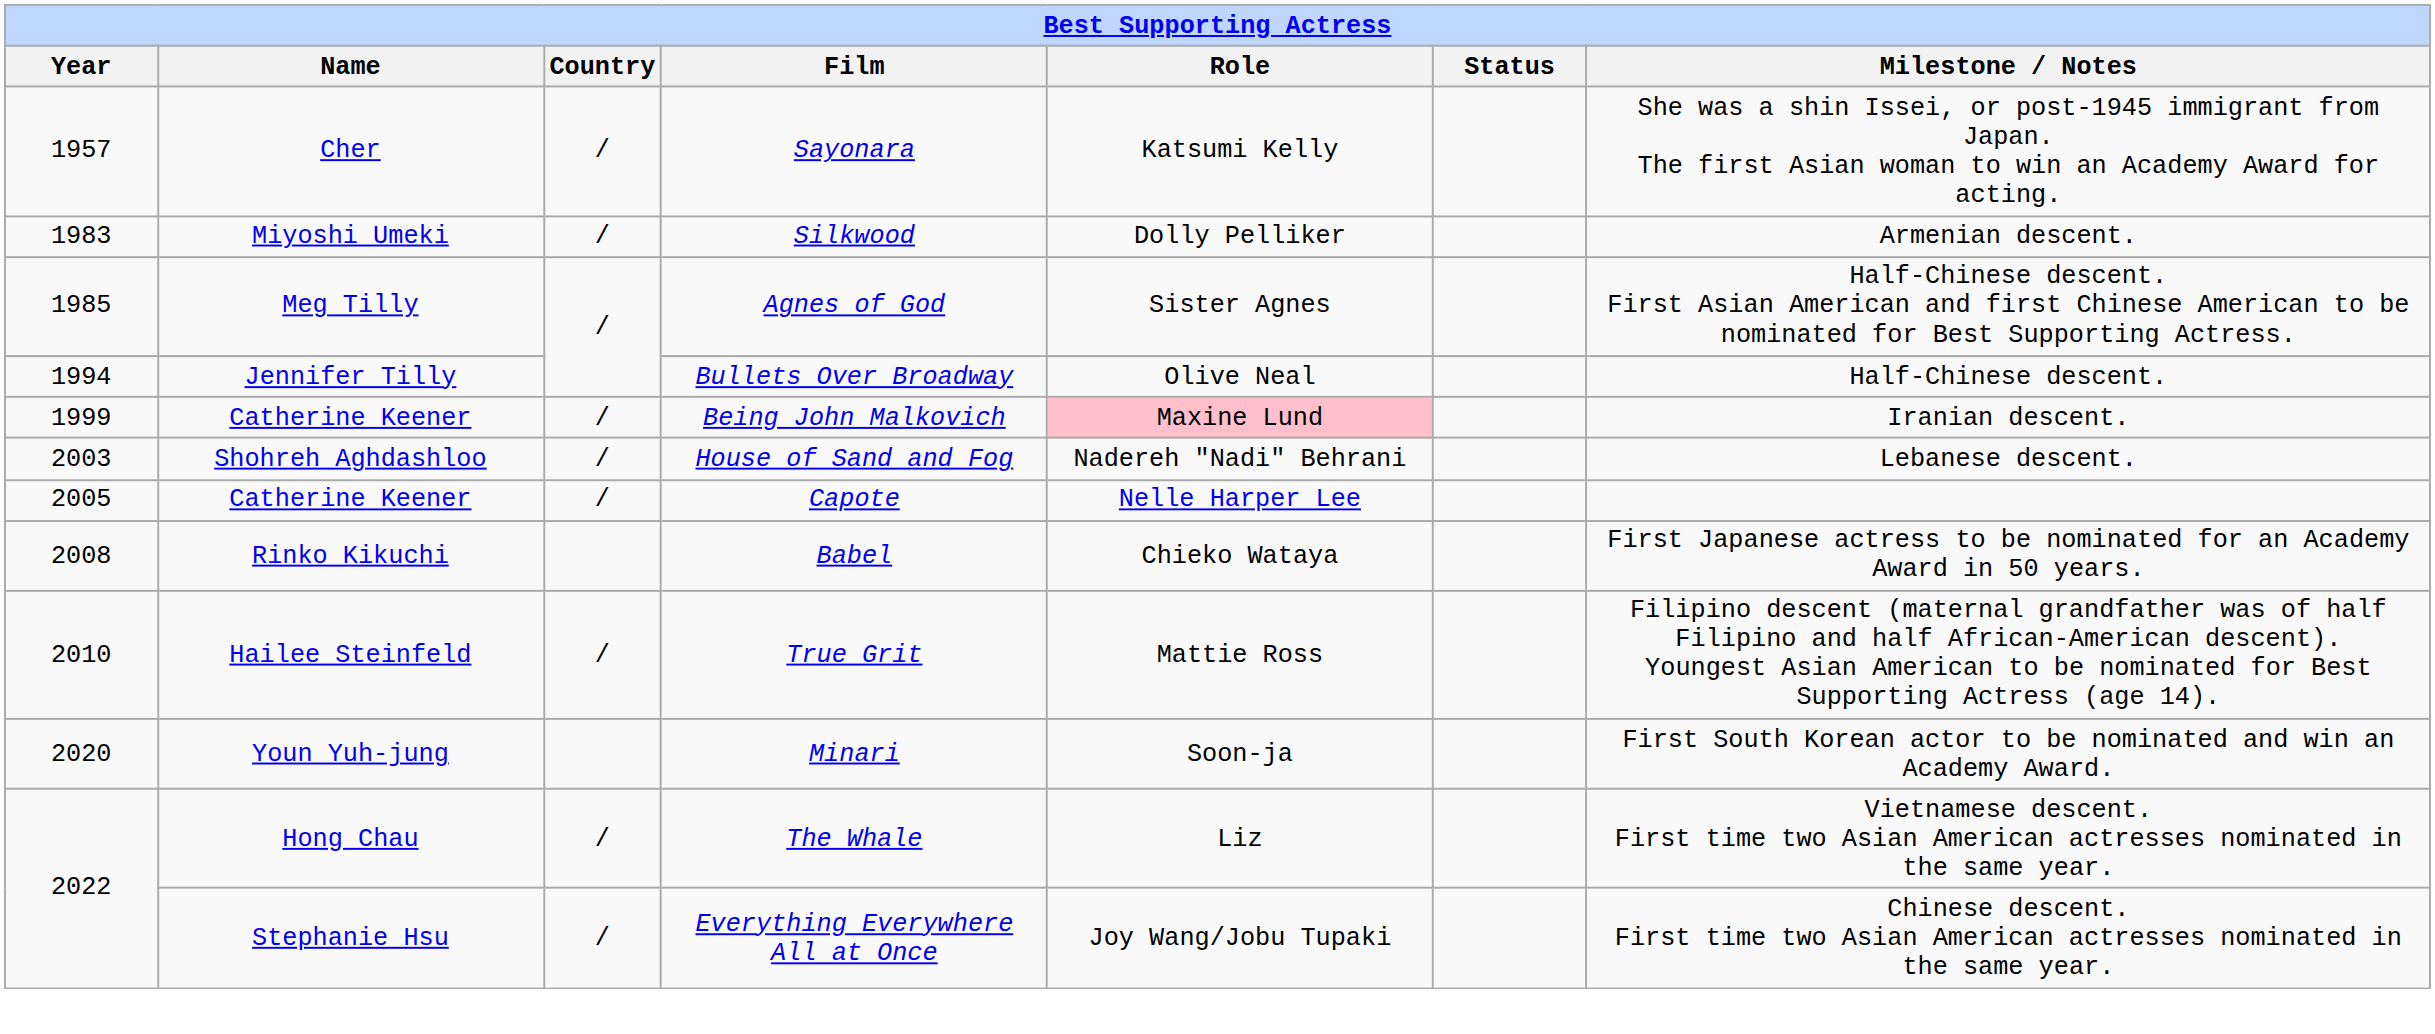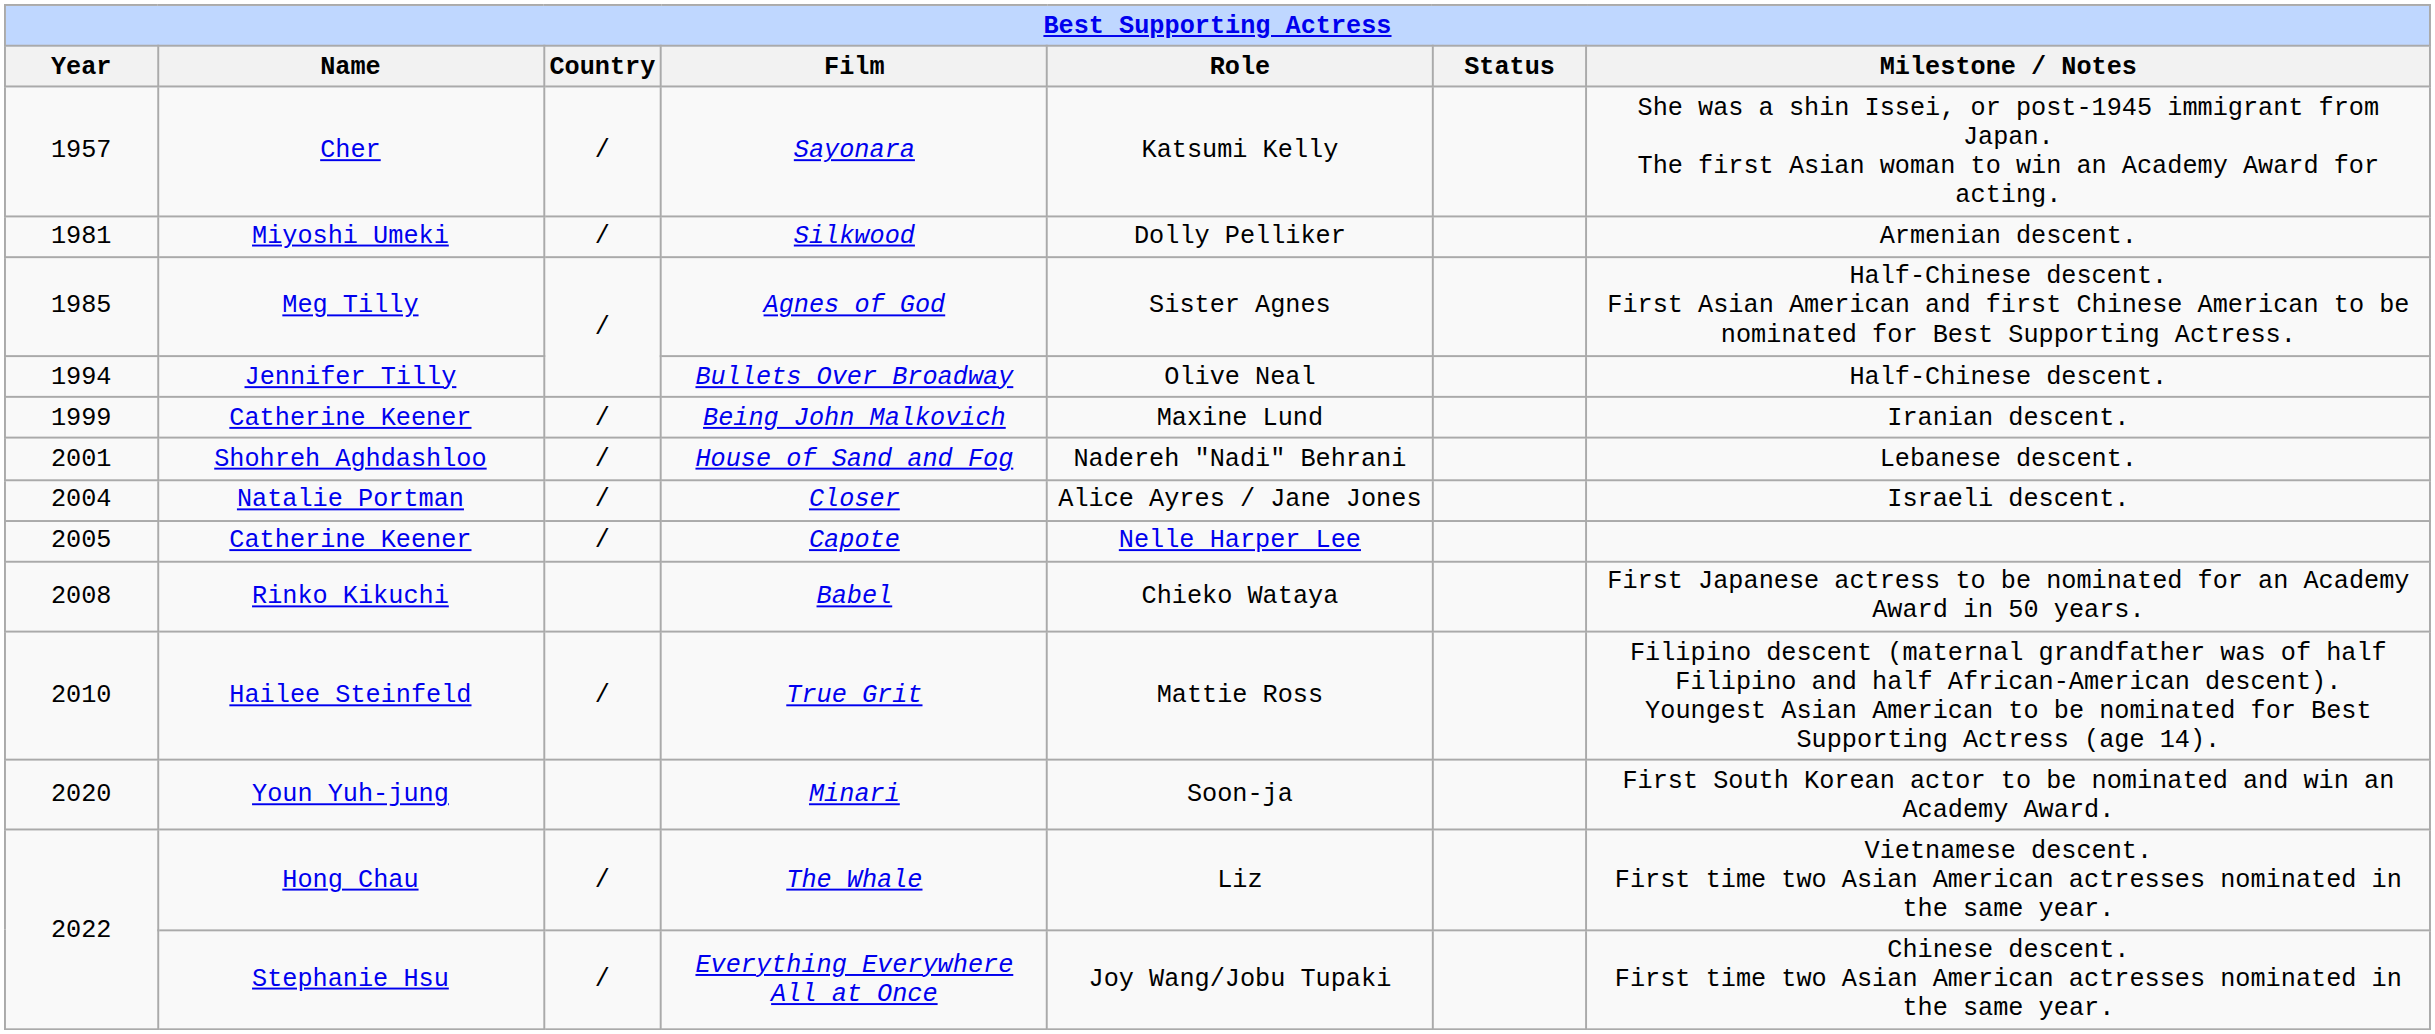(81, 236) 1983 -> (81, 236) 1981
(1240, 418) pink background -> (1240, 418) no background
(81, 459) 2003 -> (81, 459) 2001
+ row: (854, 500)
